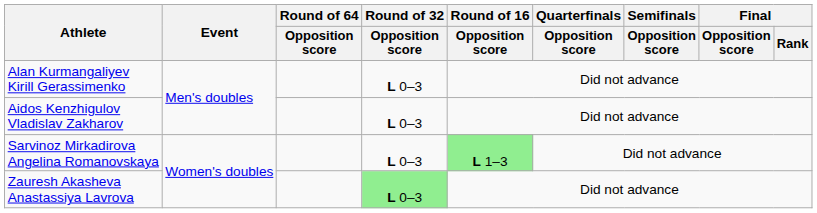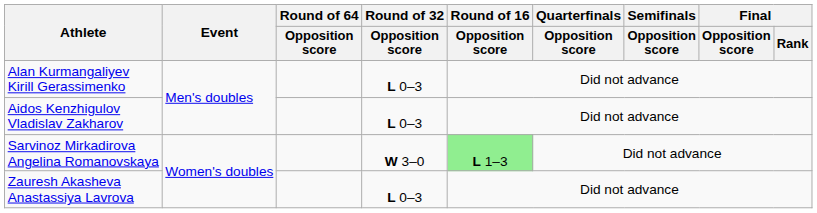(405, 161) L 0–3 -> (405, 161) W 3–0
(405, 198) lightgreen background -> (405, 198) no background
